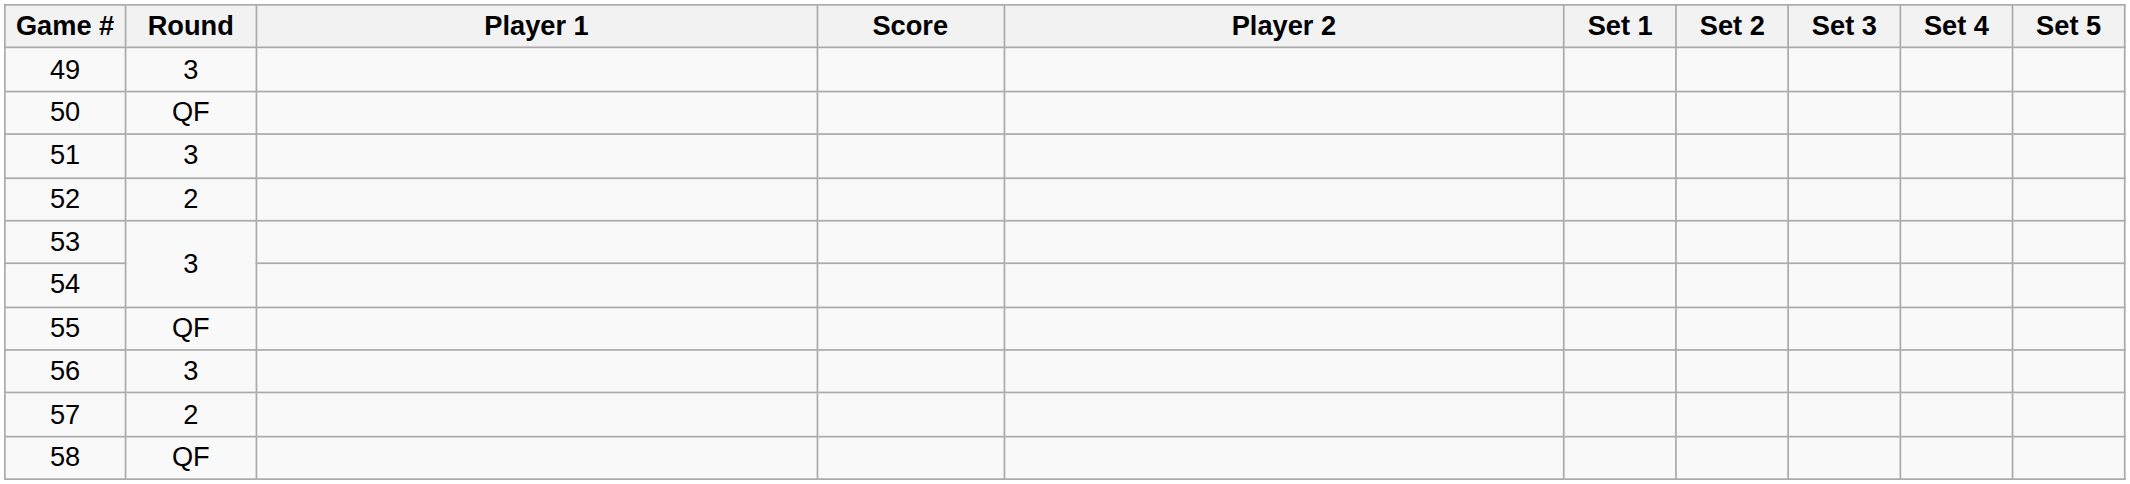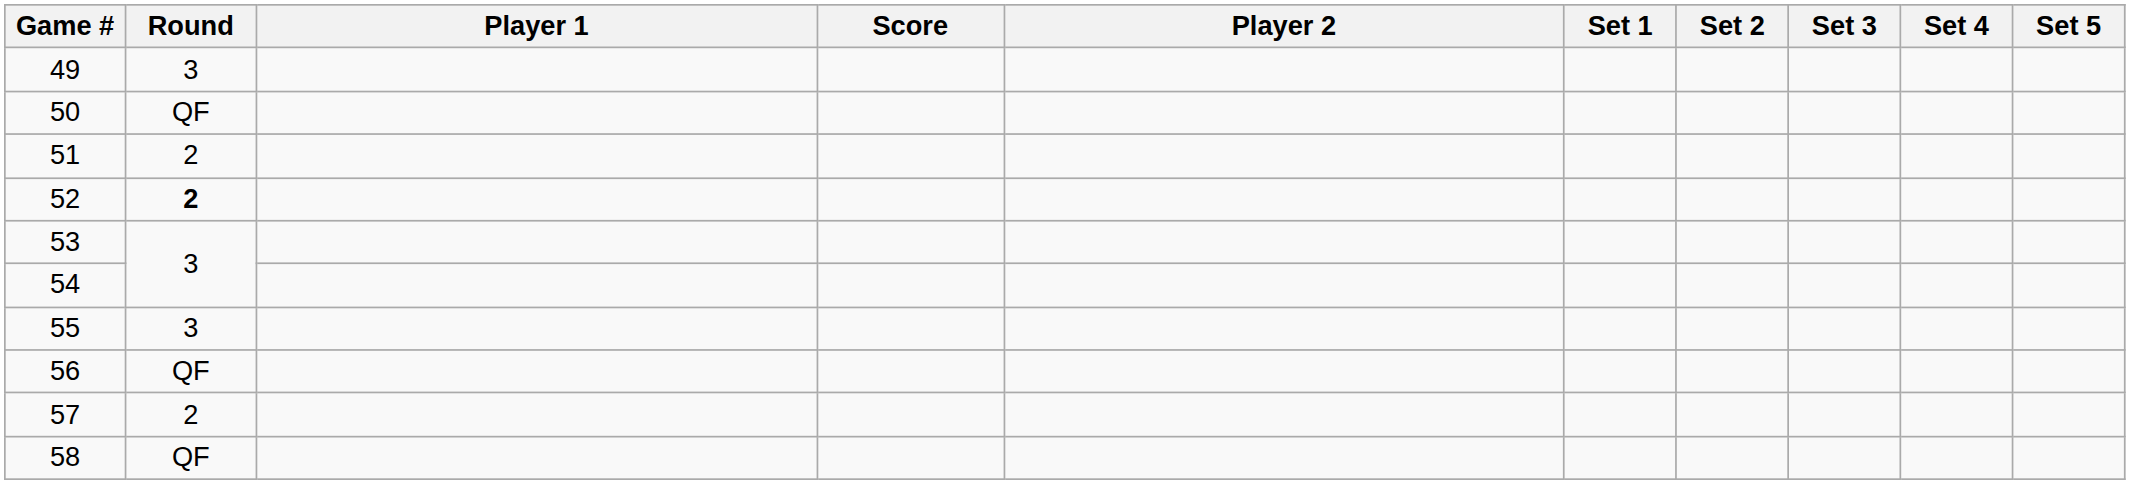(191, 155) 3 -> (191, 155) 2
(191, 198) normal -> (191, 198) bold
(191, 328) QF -> (191, 328) 3
(191, 371) 3 -> (191, 371) QF
